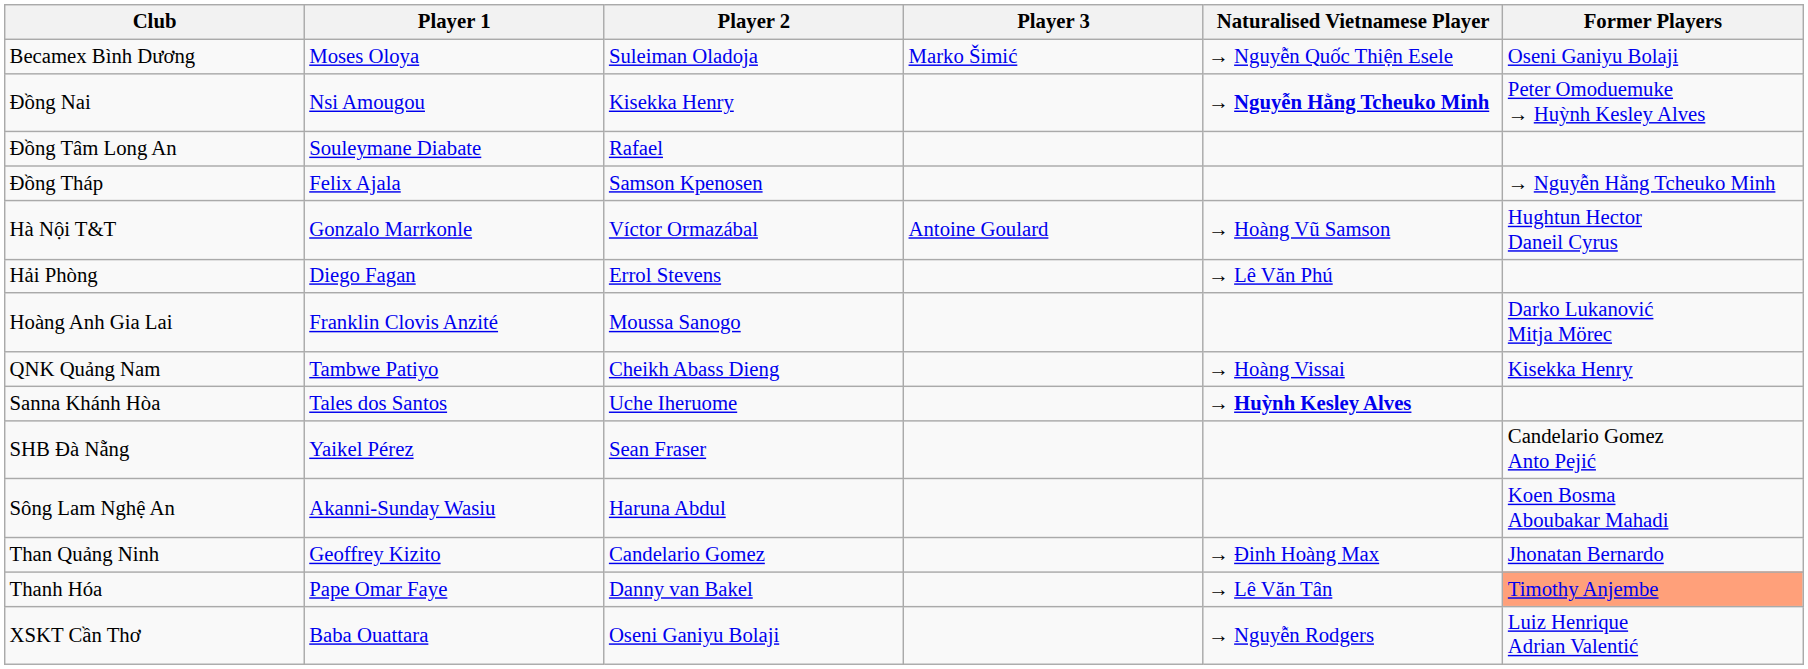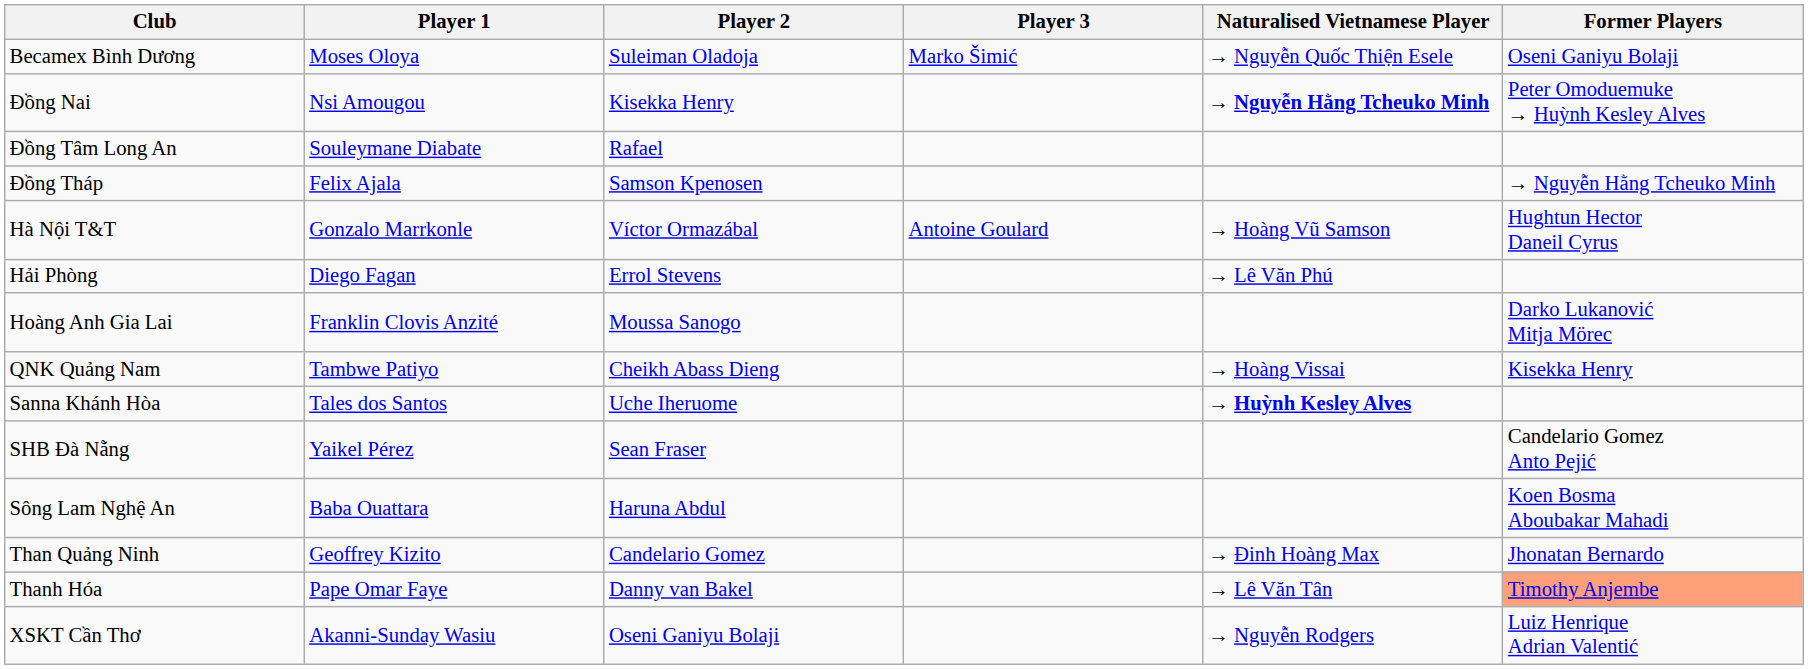(402, 508) Akanni-Sunday Wasiu -> (369, 508) Baba Ouattara
(369, 635) Baba Ouattara -> (402, 635) Akanni-Sunday Wasiu
